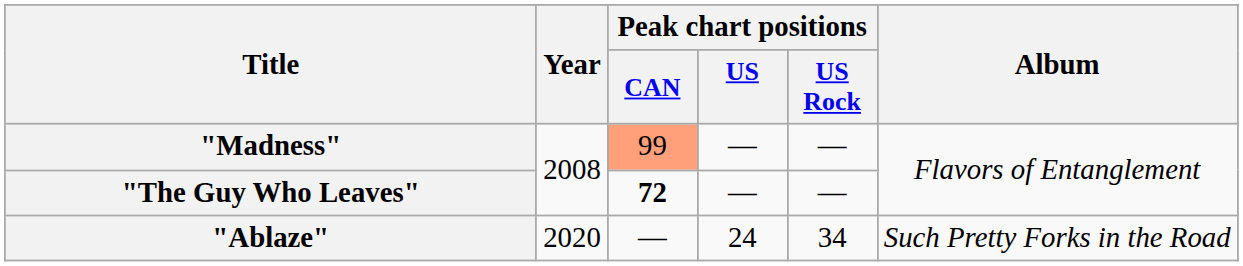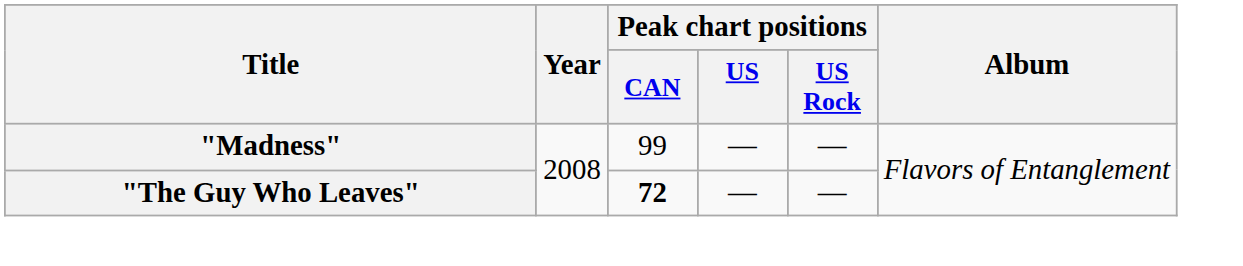(652, 146) lightsalmon background -> (652, 146) no background
- row: (271, 237)
